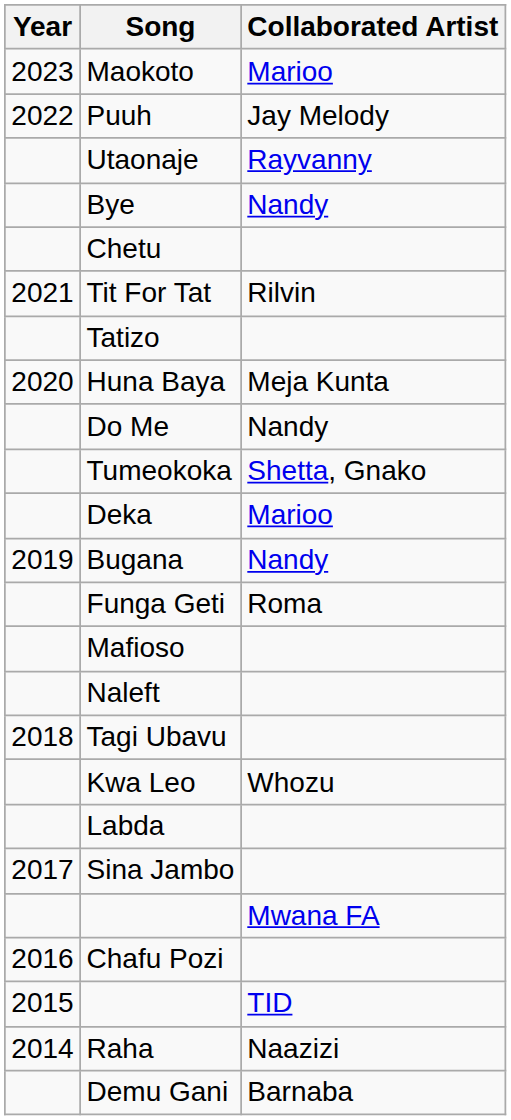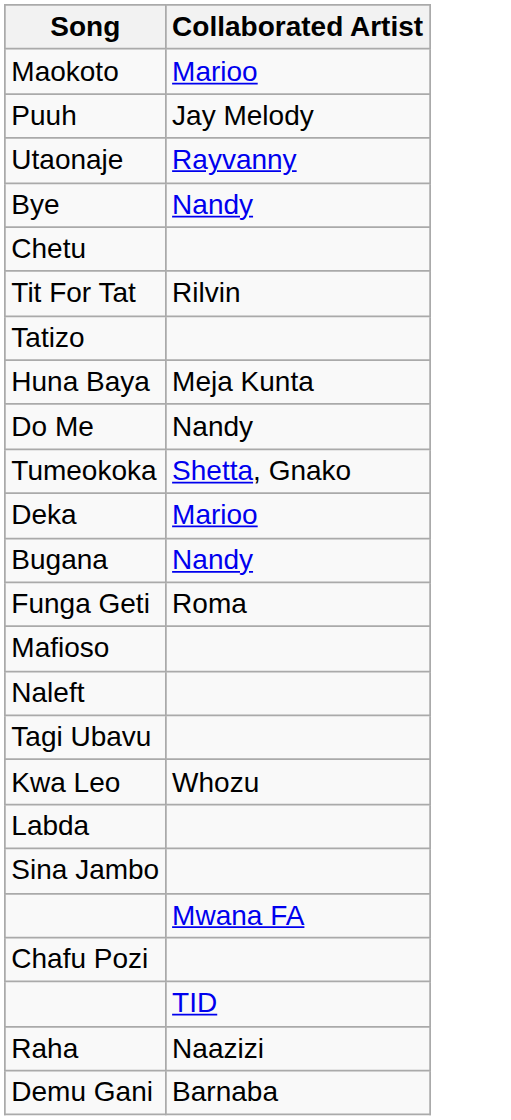- column: (42, 26)
